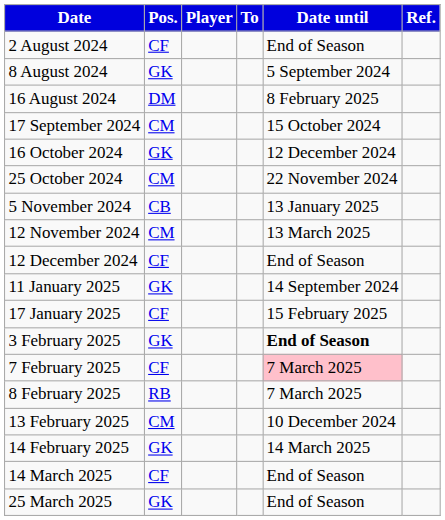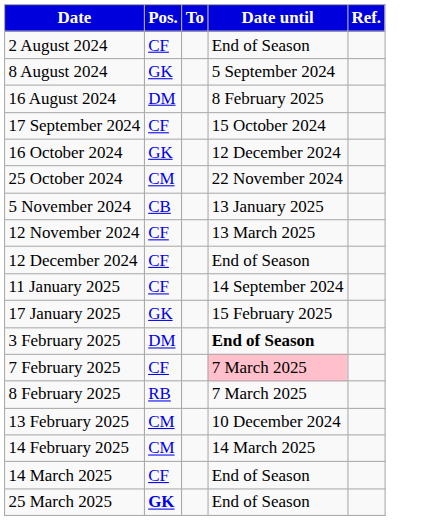- column: (209, 17)
(161, 125) CM -> (159, 125) CF
(161, 233) CM -> (159, 233) CF
(160, 286) GK -> (159, 286) CF
(159, 313) CF -> (160, 313) GK
(160, 340) GK -> (162, 340) DM
(160, 448) GK -> (161, 448) CM
(160, 502) normal -> (161, 502) bold
